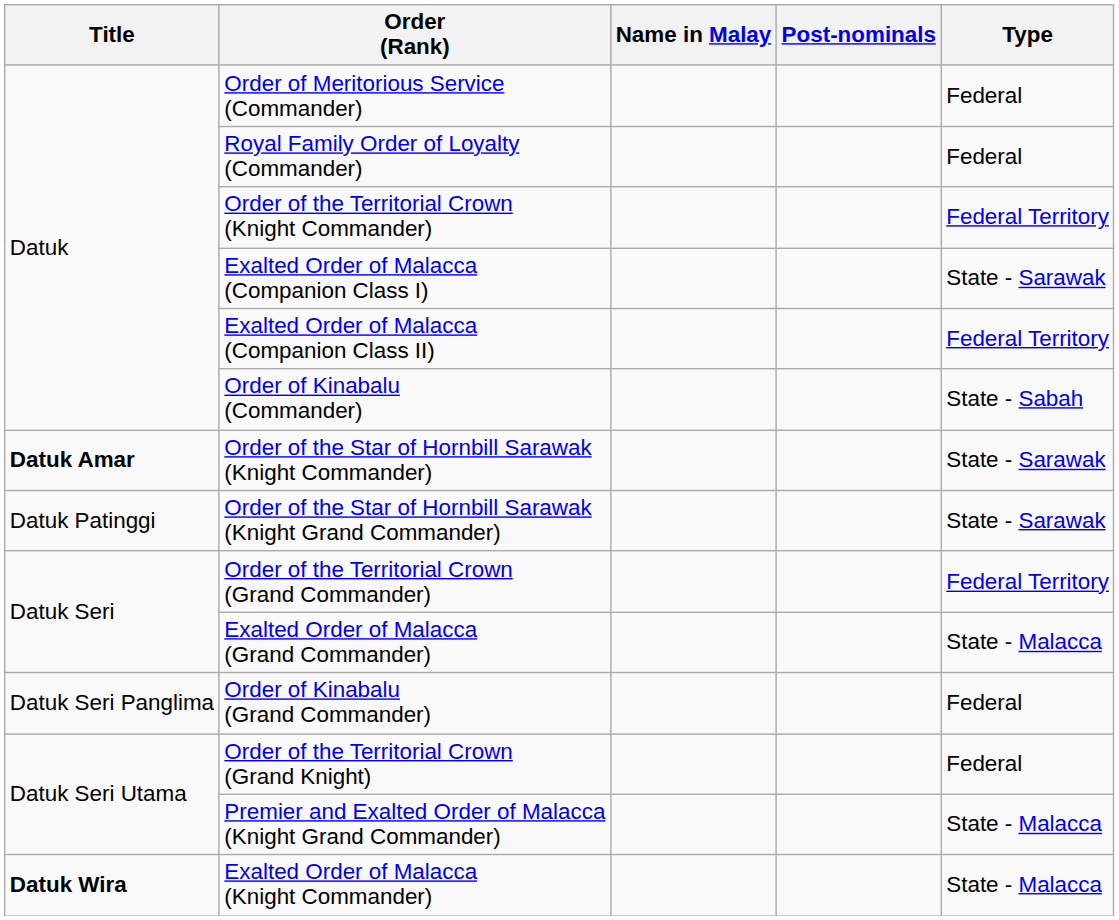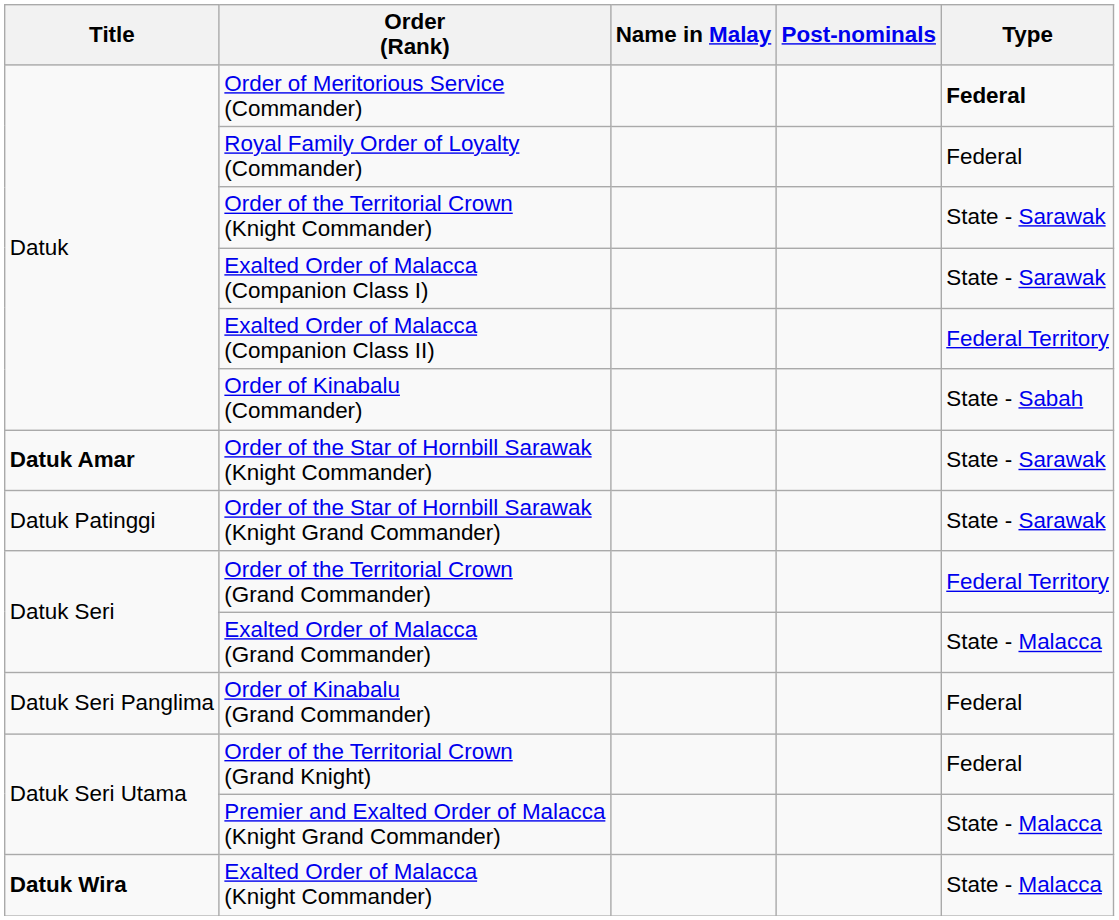(984, 95) normal -> (986, 95) bold
(1028, 217) Federal Territory -> (1026, 217) State - Sarawak
